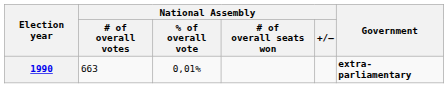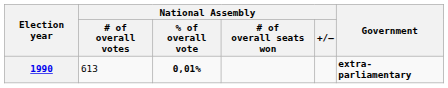(89, 69) 663 -> (89, 69) 613
(187, 69) normal -> (187, 69) bold
